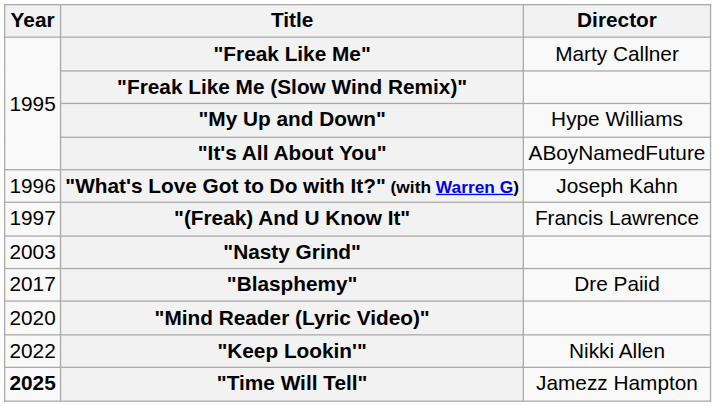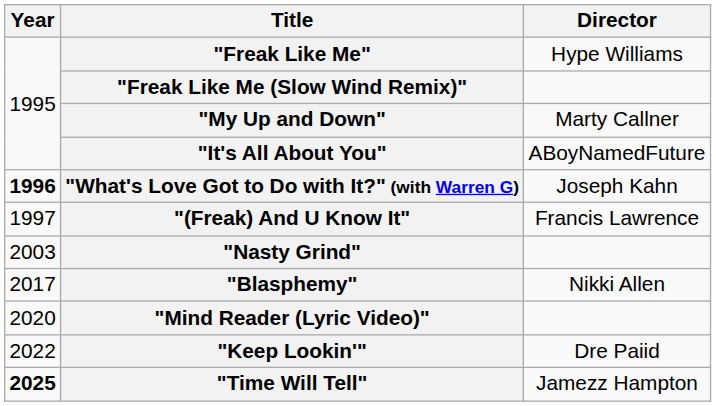(617, 53) Marty Callner -> (617, 53) Hype Williams
(617, 119) Hype Williams -> (617, 119) Marty Callner
(33, 185) normal -> (33, 185) bold
(617, 284) Dre Paiid -> (617, 284) Nikki Allen
(617, 350) Nikki Allen -> (617, 350) Dre Paiid
